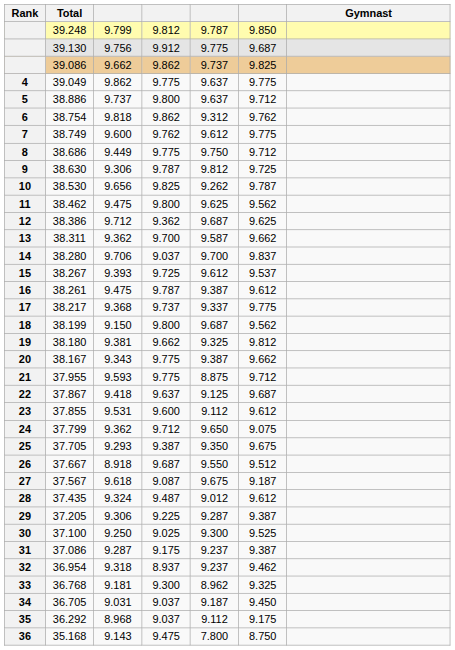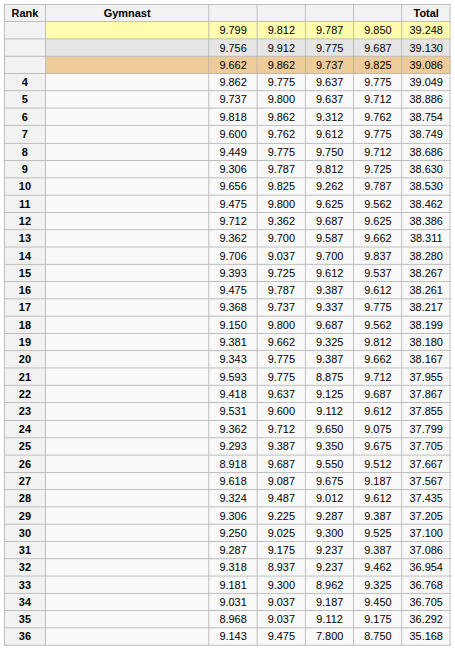columns swapped: (369, 13) <-> (70, 13)
